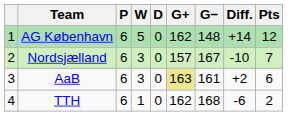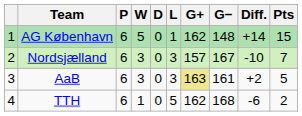+ column: (173, 15)
(269, 36) 12 -> (284, 36) 15
(269, 79) 6 -> (284, 79) 5
